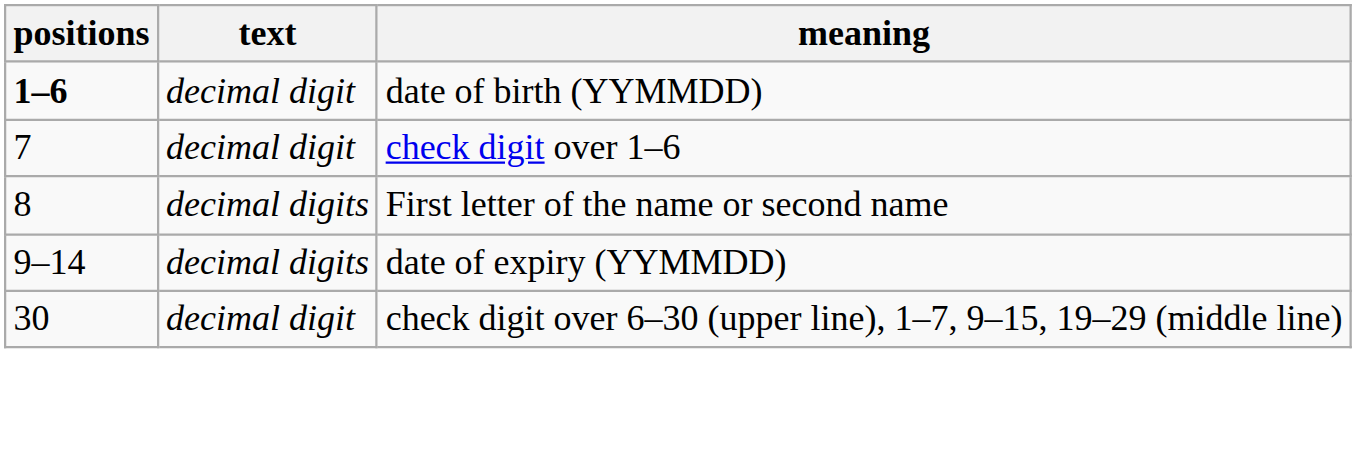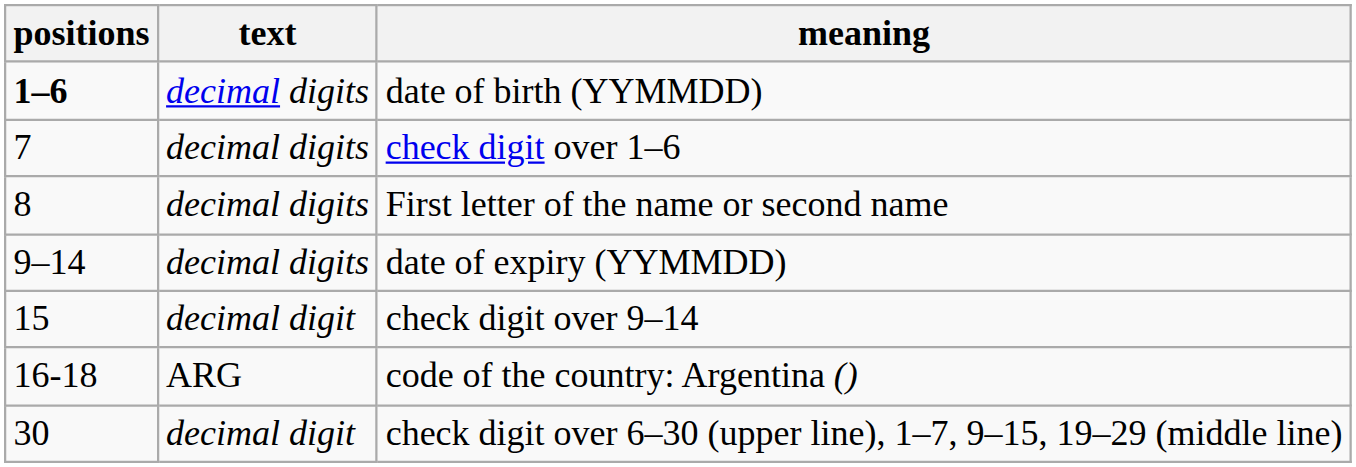(261, 90) decimal digit -> (268, 90) decimal digits
(261, 147) decimal digit -> (268, 147) decimal digits
+ row: (542, 318)
+ row: (622, 375)
